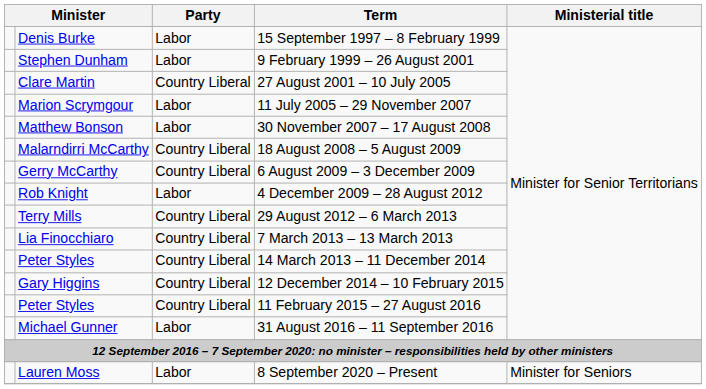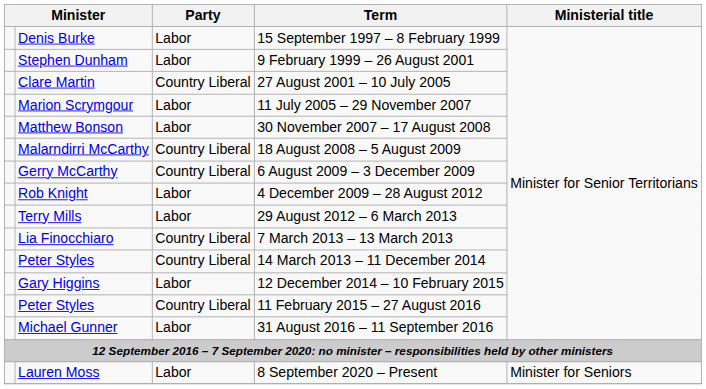(203, 216) Country Liberal -> (173, 216) Labor
(203, 283) Country Liberal -> (173, 283) Labor
